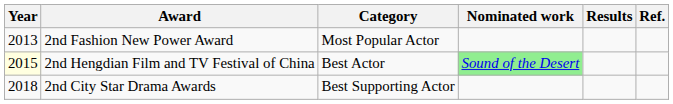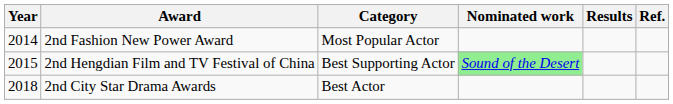(23, 39) 2013 -> (23, 39) 2014
(23, 63) lightyellow background -> (23, 63) no background
(353, 63) Best Actor -> (388, 63) Best Supporting Actor
(388, 87) Best Supporting Actor -> (353, 87) Best Actor
